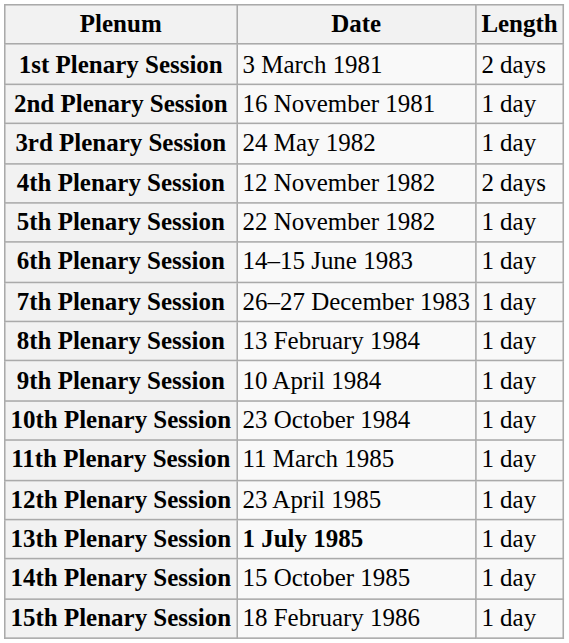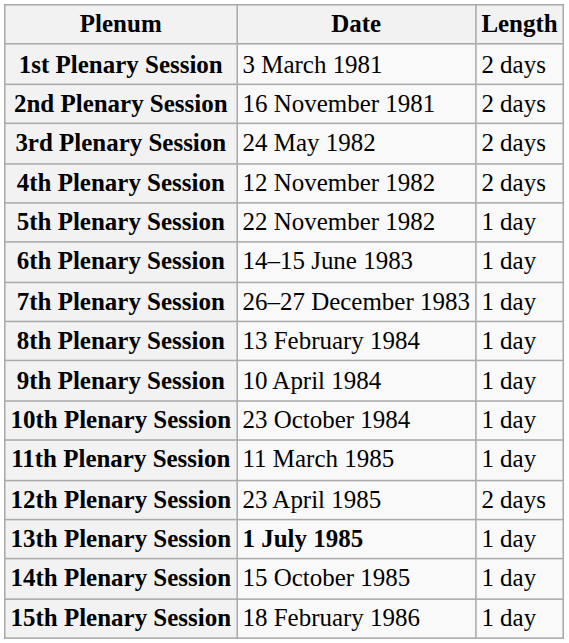(509, 103) 1 day -> (514, 103) 2 days
(509, 143) 1 day -> (514, 143) 2 days
(509, 499) 1 day -> (514, 499) 2 days
